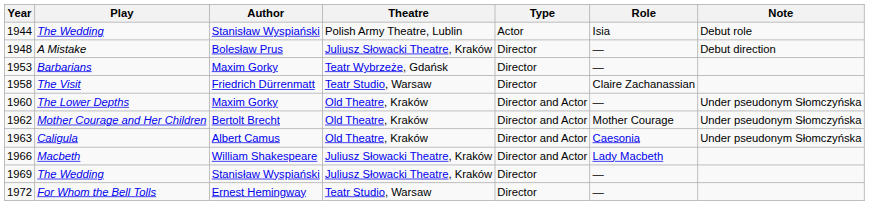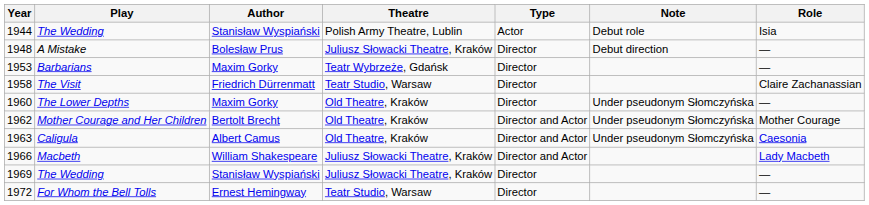columns swapped: (644, 13) <-> (781, 13)
(542, 102) Director and Actor -> (517, 102) Director
